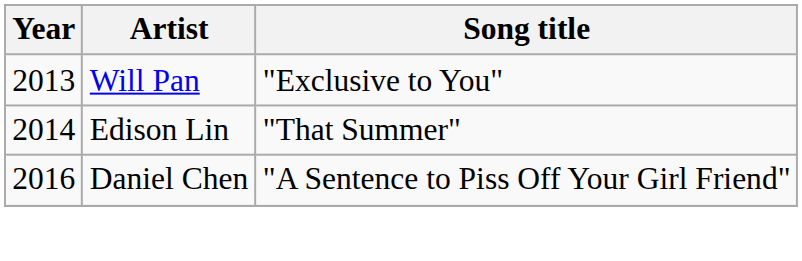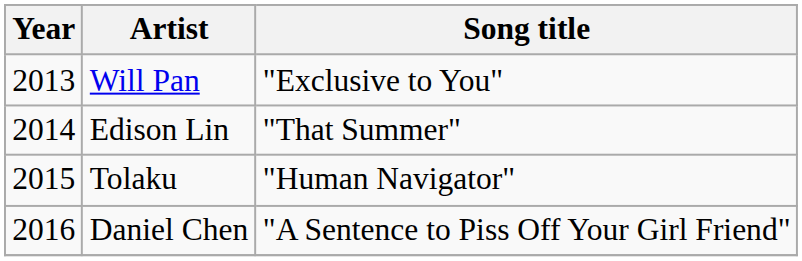+ row: (133, 179)
